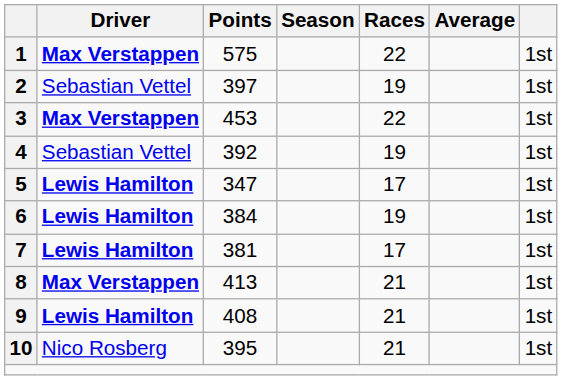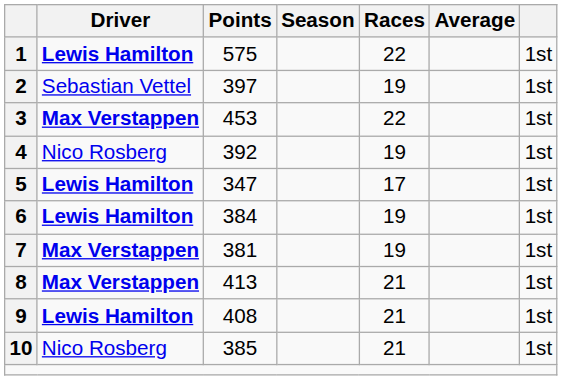(120, 53) Max Verstappen -> (118, 53) Lewis Hamilton
(116, 151) Sebastian Vettel -> (104, 151) Nico Rosberg
(118, 250) Lewis Hamilton -> (120, 250) Max Verstappen
(394, 250) 17 -> (394, 250) 19
(240, 348) 395 -> (240, 348) 385
